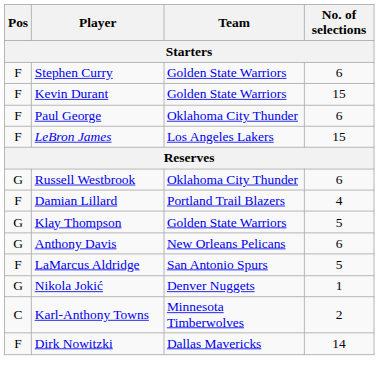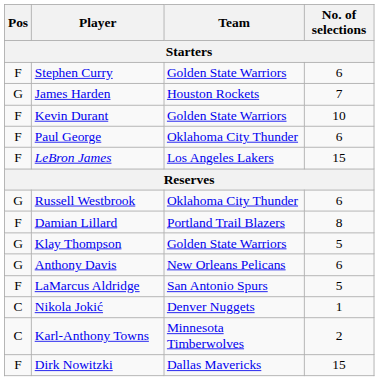+ row: (73, 94)
(339, 94) 15 -> (339, 115) 10
(339, 200) 4 -> (339, 222) 8
(18, 286) G -> (18, 307) C
(339, 343) 14 -> (339, 365) 15
